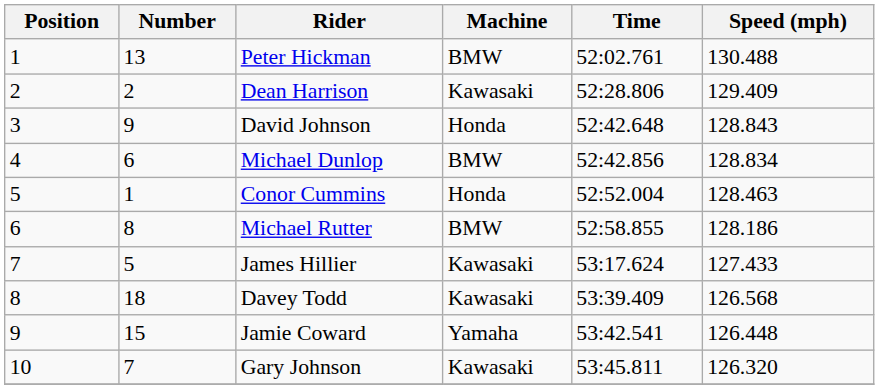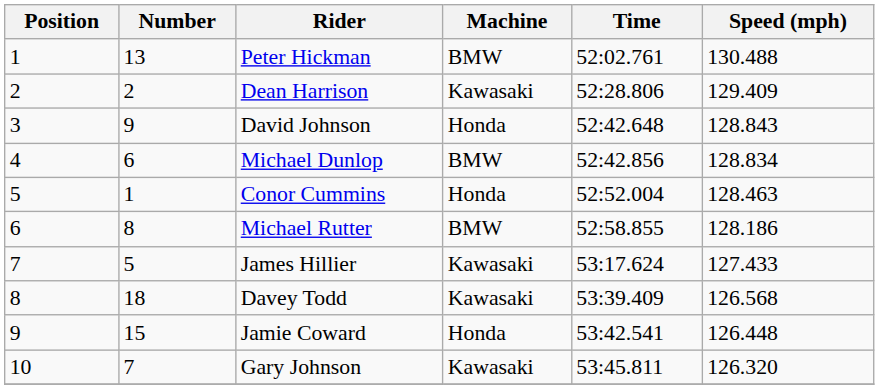(483, 332) Yamaha -> (477, 332) Honda
